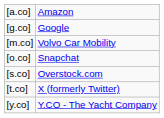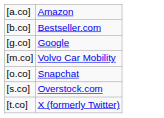+ row: (18, 27)
- row: (18, 105)
